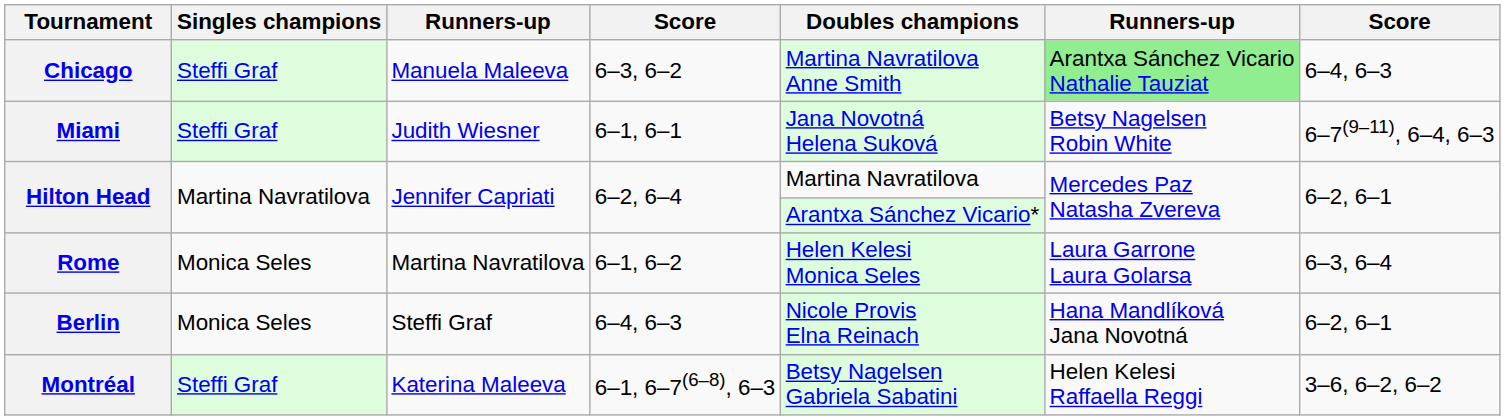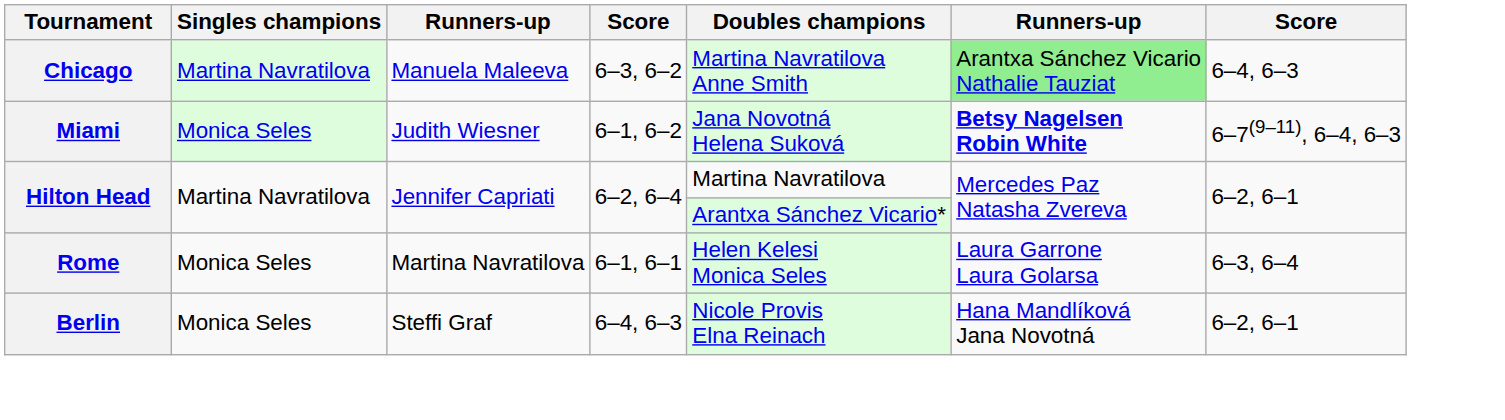(227, 70) Steffi Graf -> (273, 70) Martina Navratilova
(227, 131) Steffi Graf -> (244, 131) Monica Seles
(638, 131) 6–1, 6–1 -> (638, 131) 6–1, 6–2
(1128, 131) normal -> (1040, 131) bold
(638, 262) 6–1, 6–2 -> (638, 262) 6–1, 6–1
- row: (88, 384)
